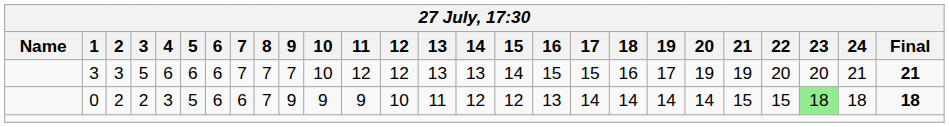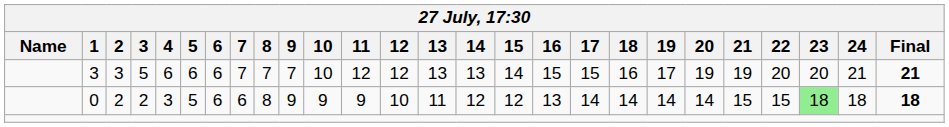(267, 100) 7 -> (267, 100) 8
